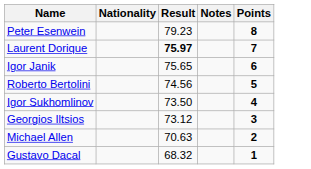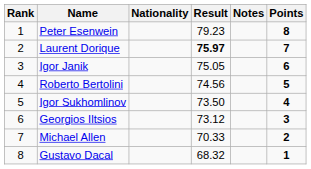+ column: (21, 13)
(178, 66) 75.65 -> (211, 66) 75.05
(178, 137) 70.63 -> (211, 137) 70.33
